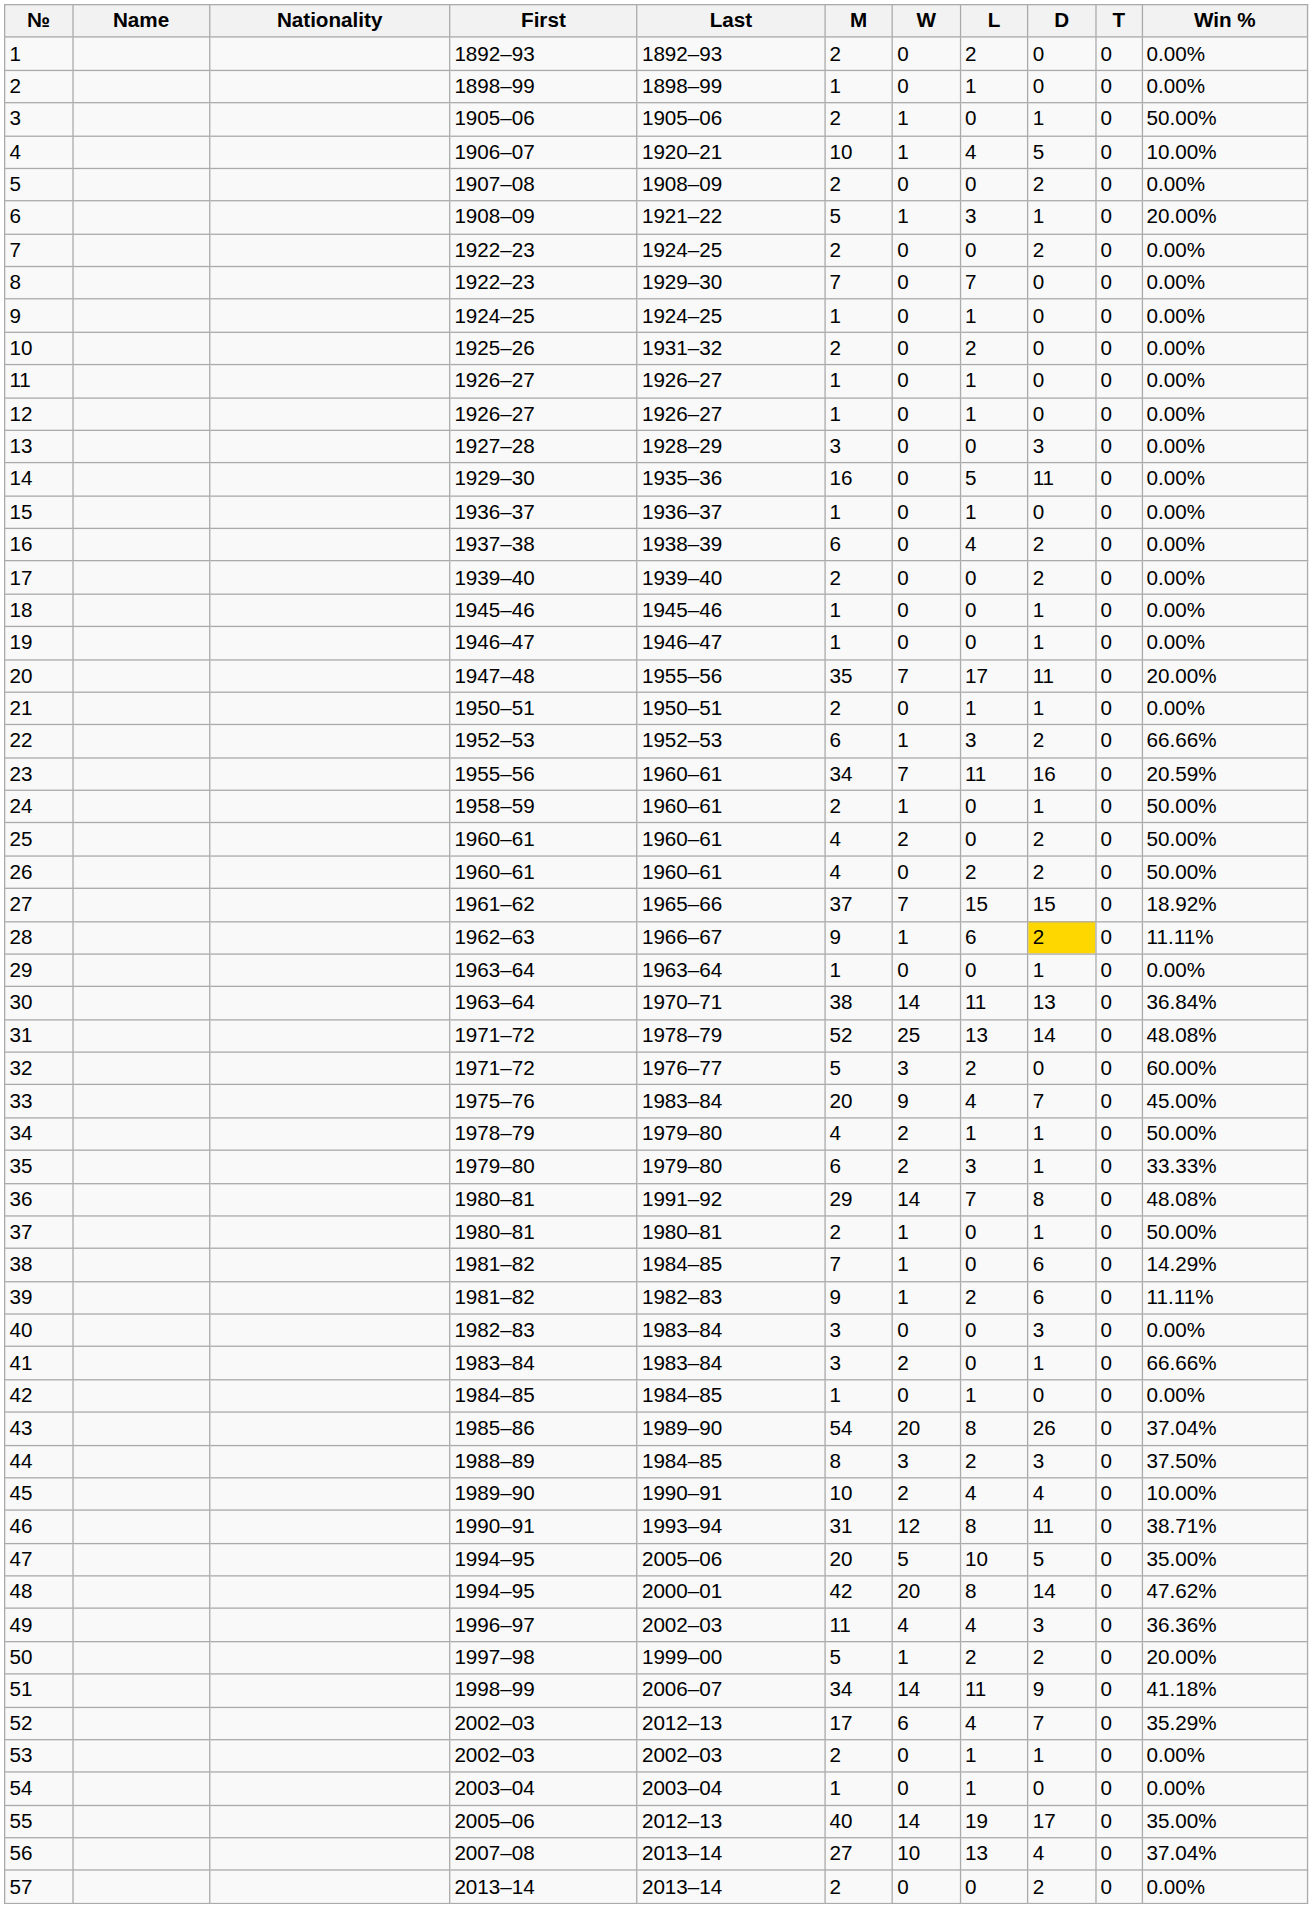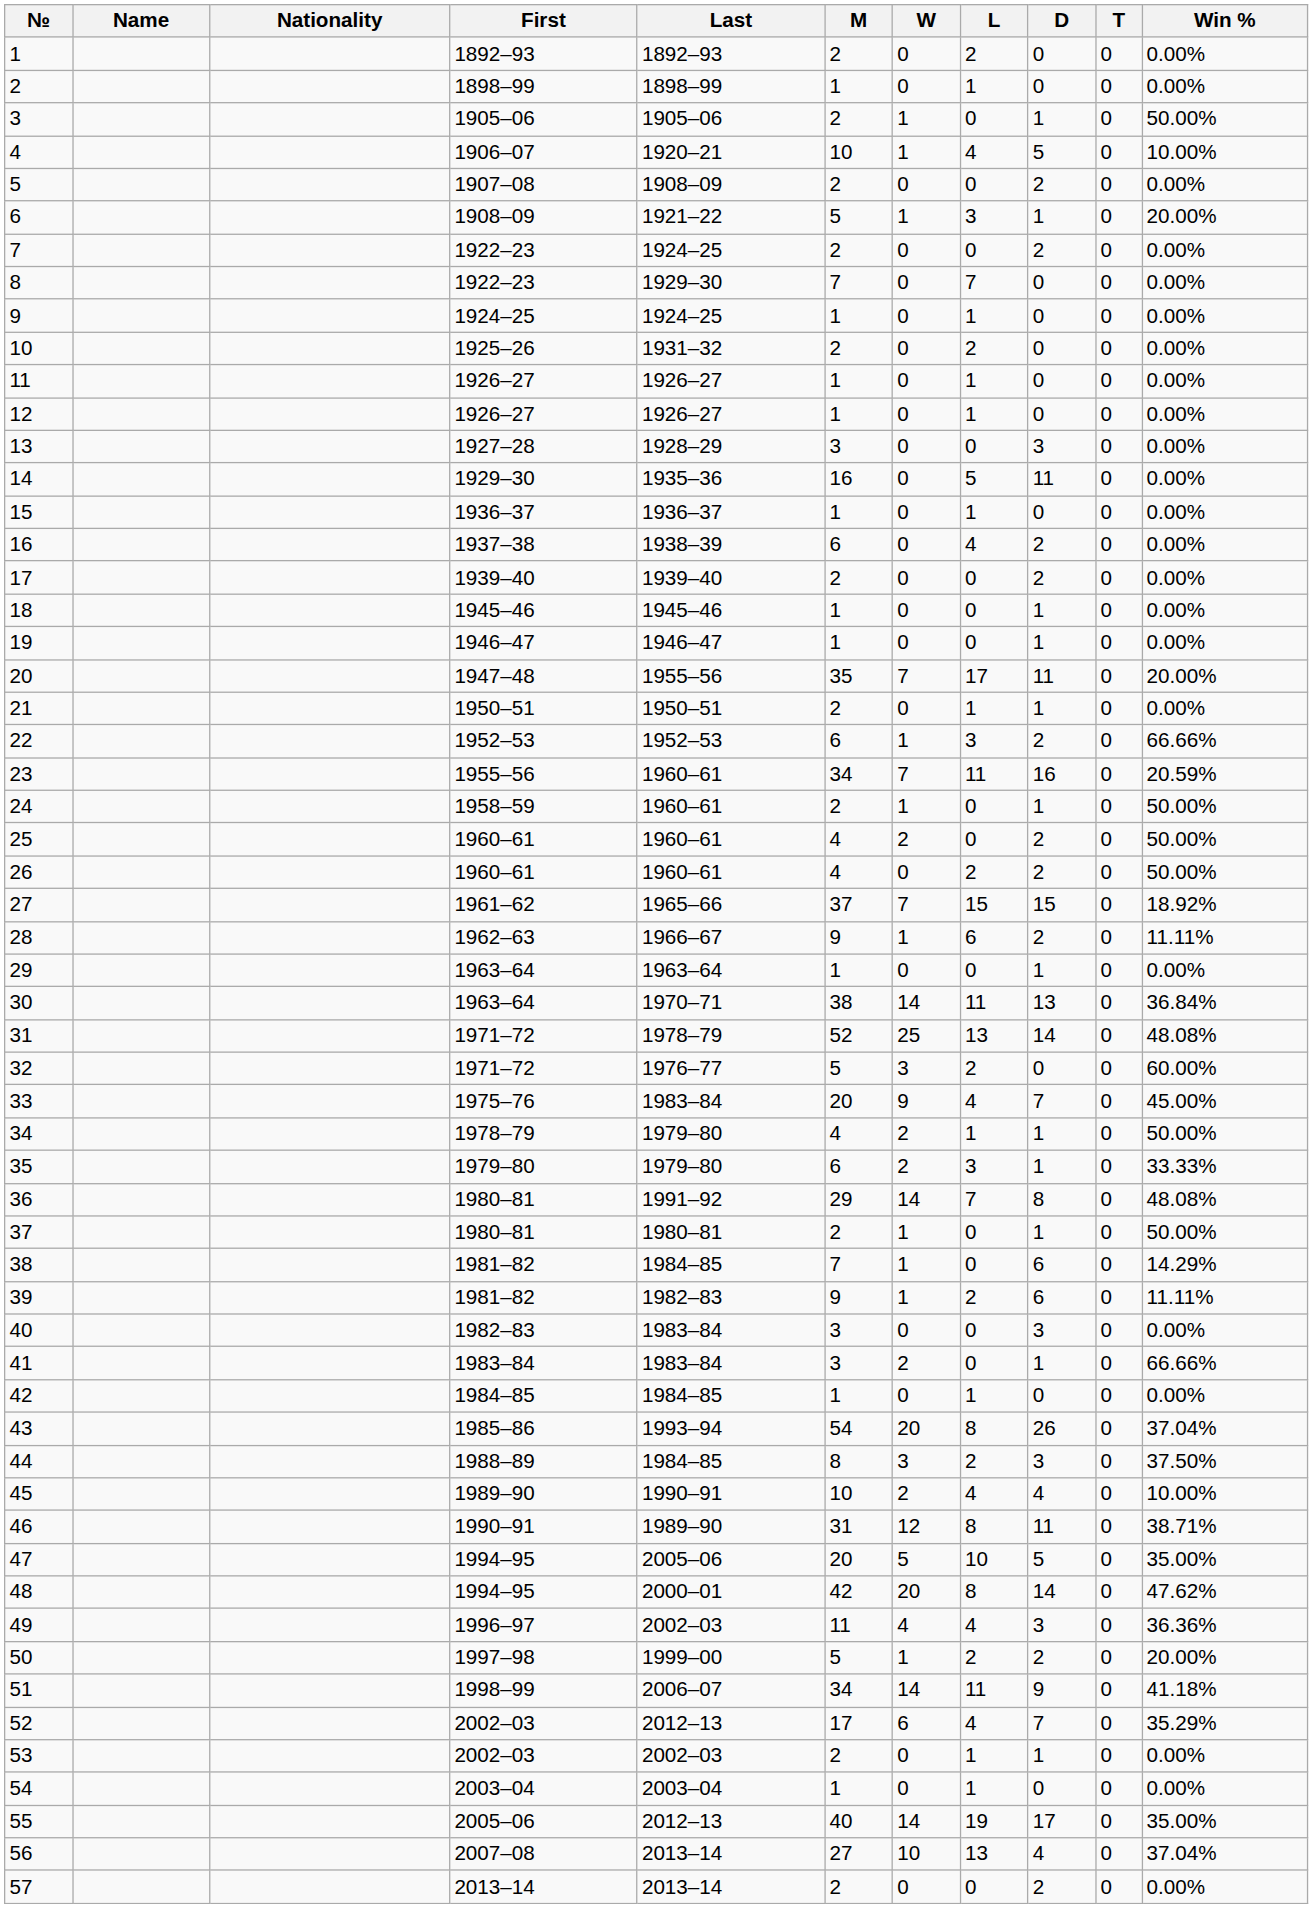(1038, 937) gold background -> (1038, 937) no background
(682, 1428) 1989–90 -> (682, 1428) 1993–94
(682, 1526) 1993–94 -> (682, 1526) 1989–90
